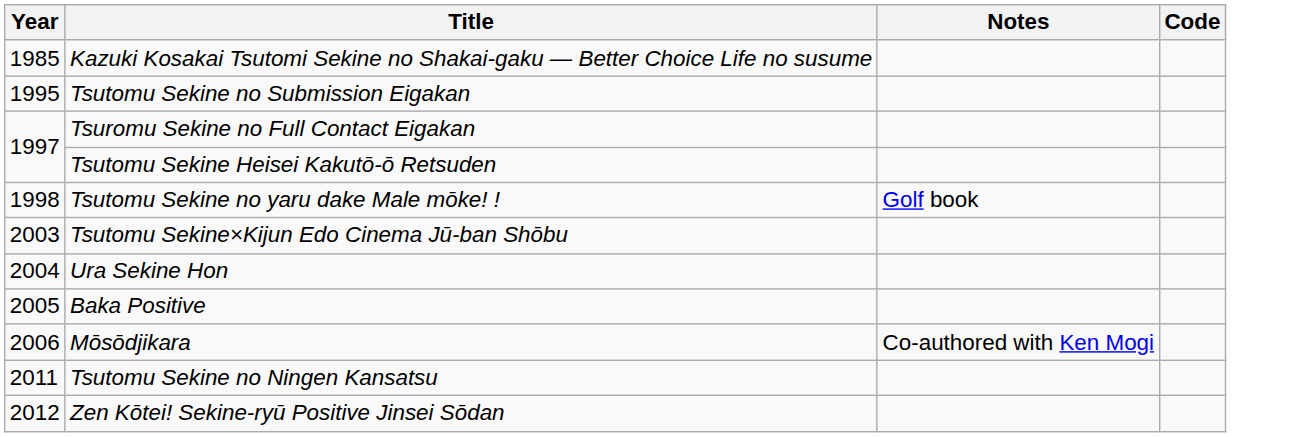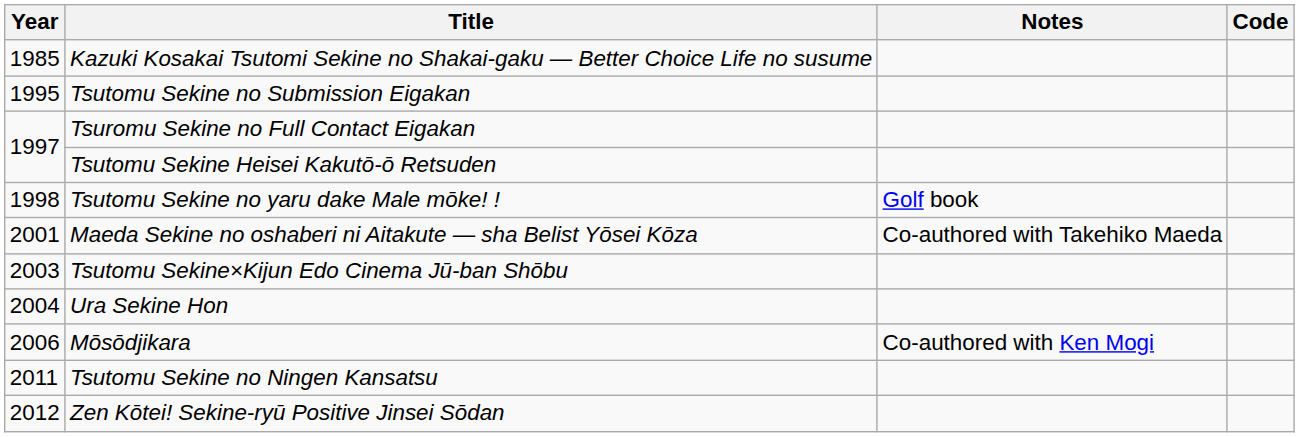+ row: (384, 235)
- row: (138, 306)
